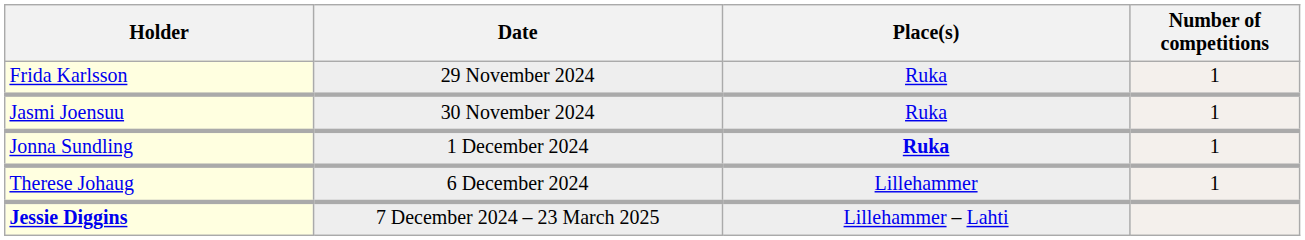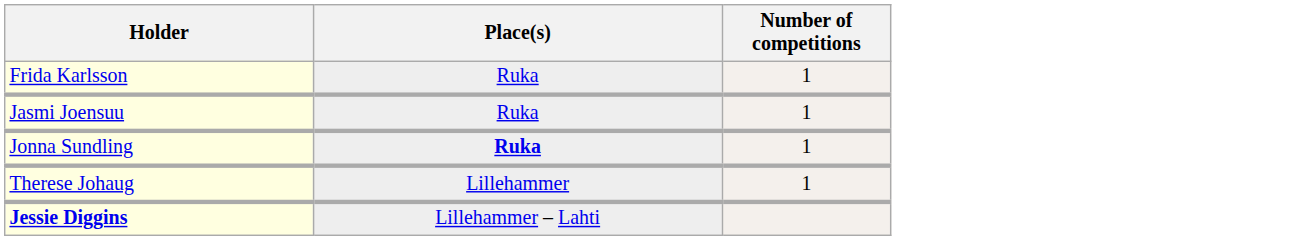- column: (518, 32)
